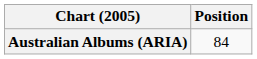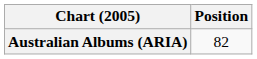(221, 41) 84 -> (221, 41) 82
